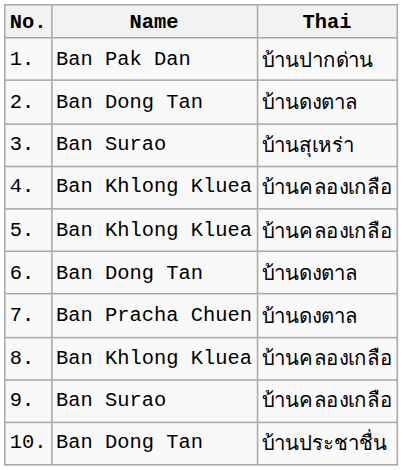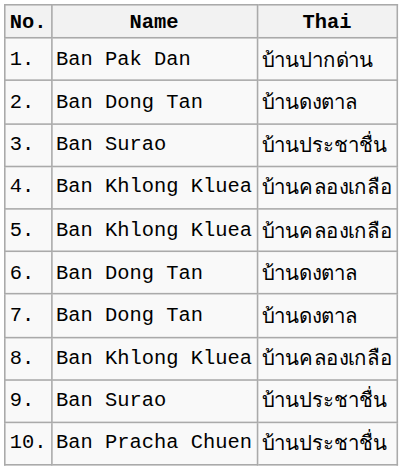(308, 146) บ้านสุเหร่า -> (325, 146) บ้านประชาชื่น
(154, 315) Ban Pracha Chuen -> (130, 315) Ban Dong Tan
(327, 402) บ้านคลองเกลือ -> (325, 402) บ้านประชาชื่น
(130, 444) Ban Dong Tan -> (154, 444) Ban Pracha Chuen
